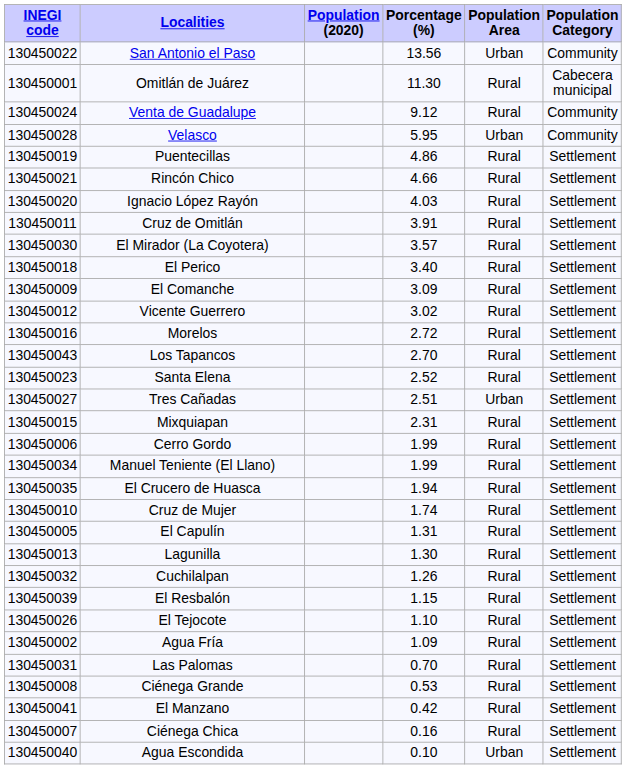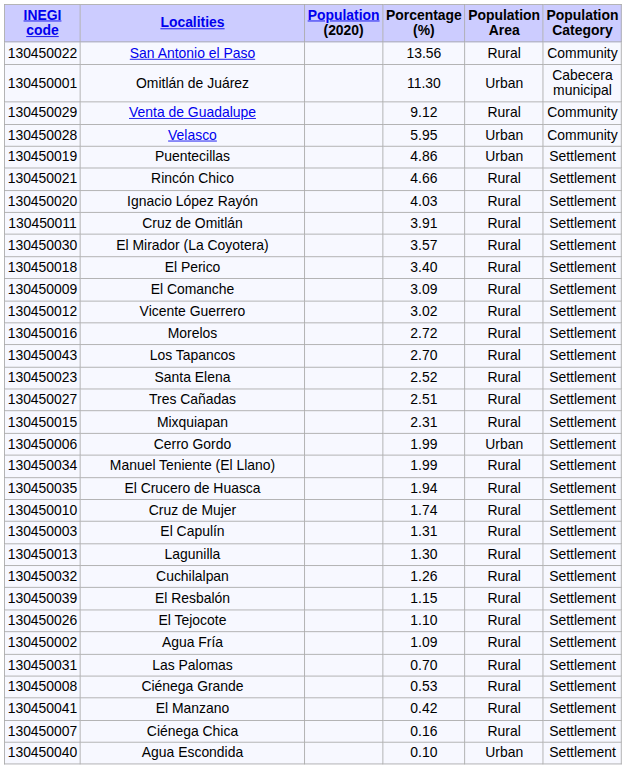(504, 53) Urban -> (504, 53) Rural
(504, 83) Rural -> (504, 83) Urban
(42, 113) 130450024 -> (42, 113) 130450029
(504, 157) Rural -> (504, 157) Urban
(504, 400) Urban -> (504, 400) Rural
(504, 444) Rural -> (504, 444) Urban
(42, 532) 130450005 -> (42, 532) 130450003
